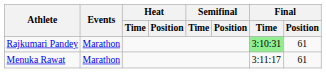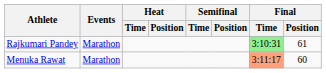(266, 60) no background -> (266, 60) lightsalmon background
(302, 60) 61 -> (302, 60) 60
